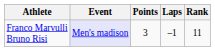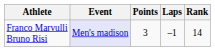(197, 33) 11 -> (197, 33) 14
